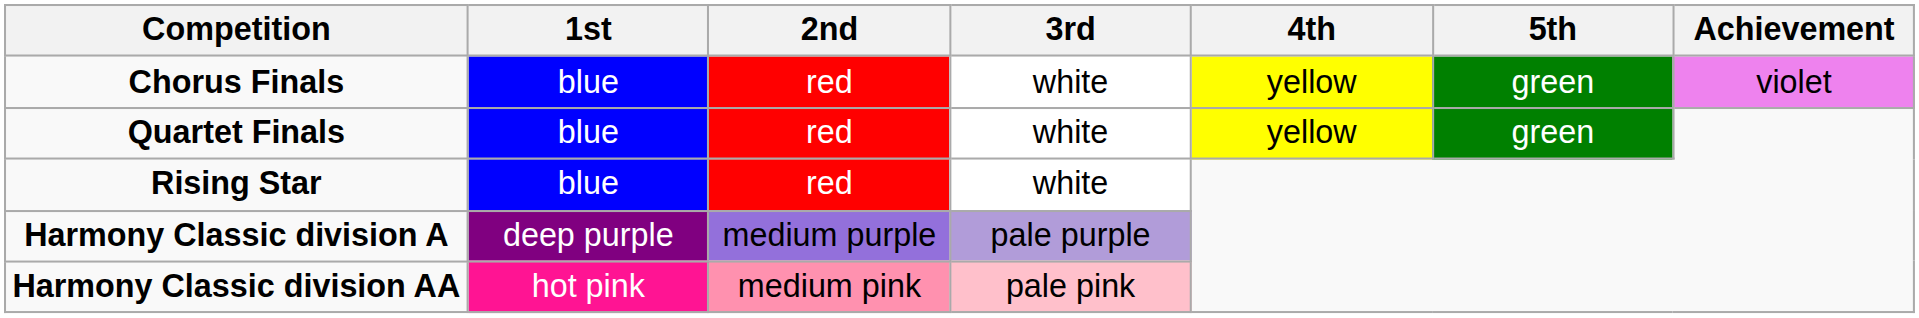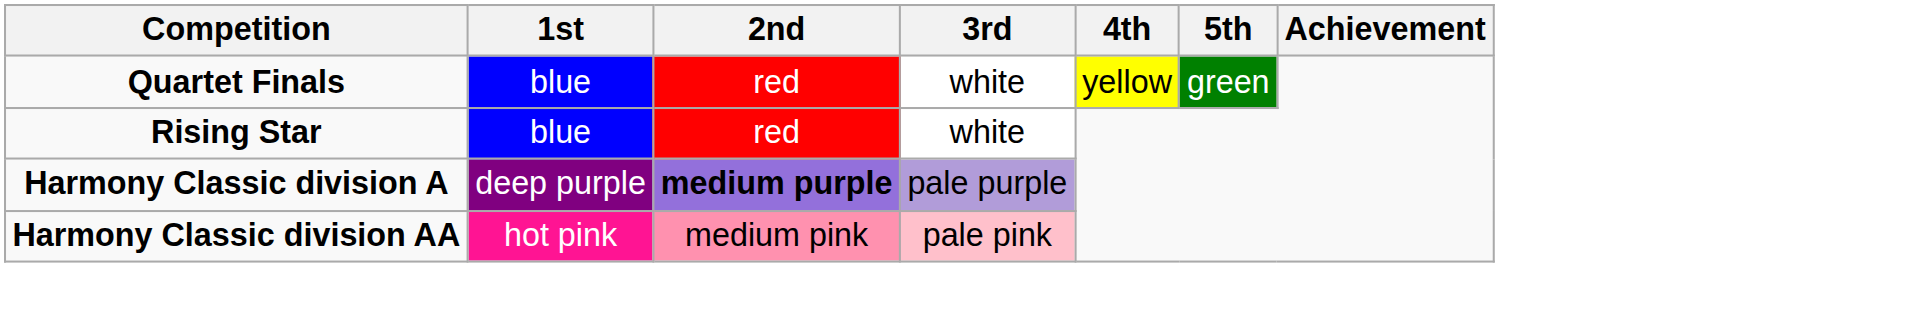- row: (236, 81)
(829, 235) normal -> (777, 183) bold
